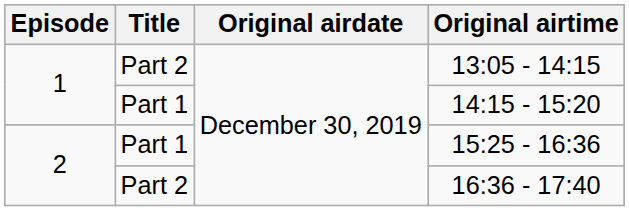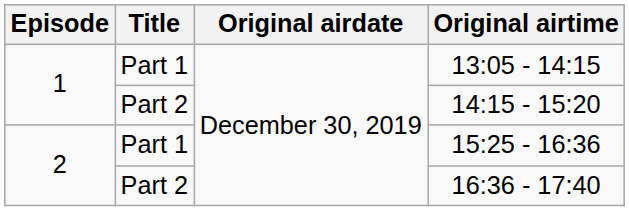(154, 64) Part 2 -> (154, 64) Part 1
(154, 104) Part 1 -> (154, 104) Part 2
